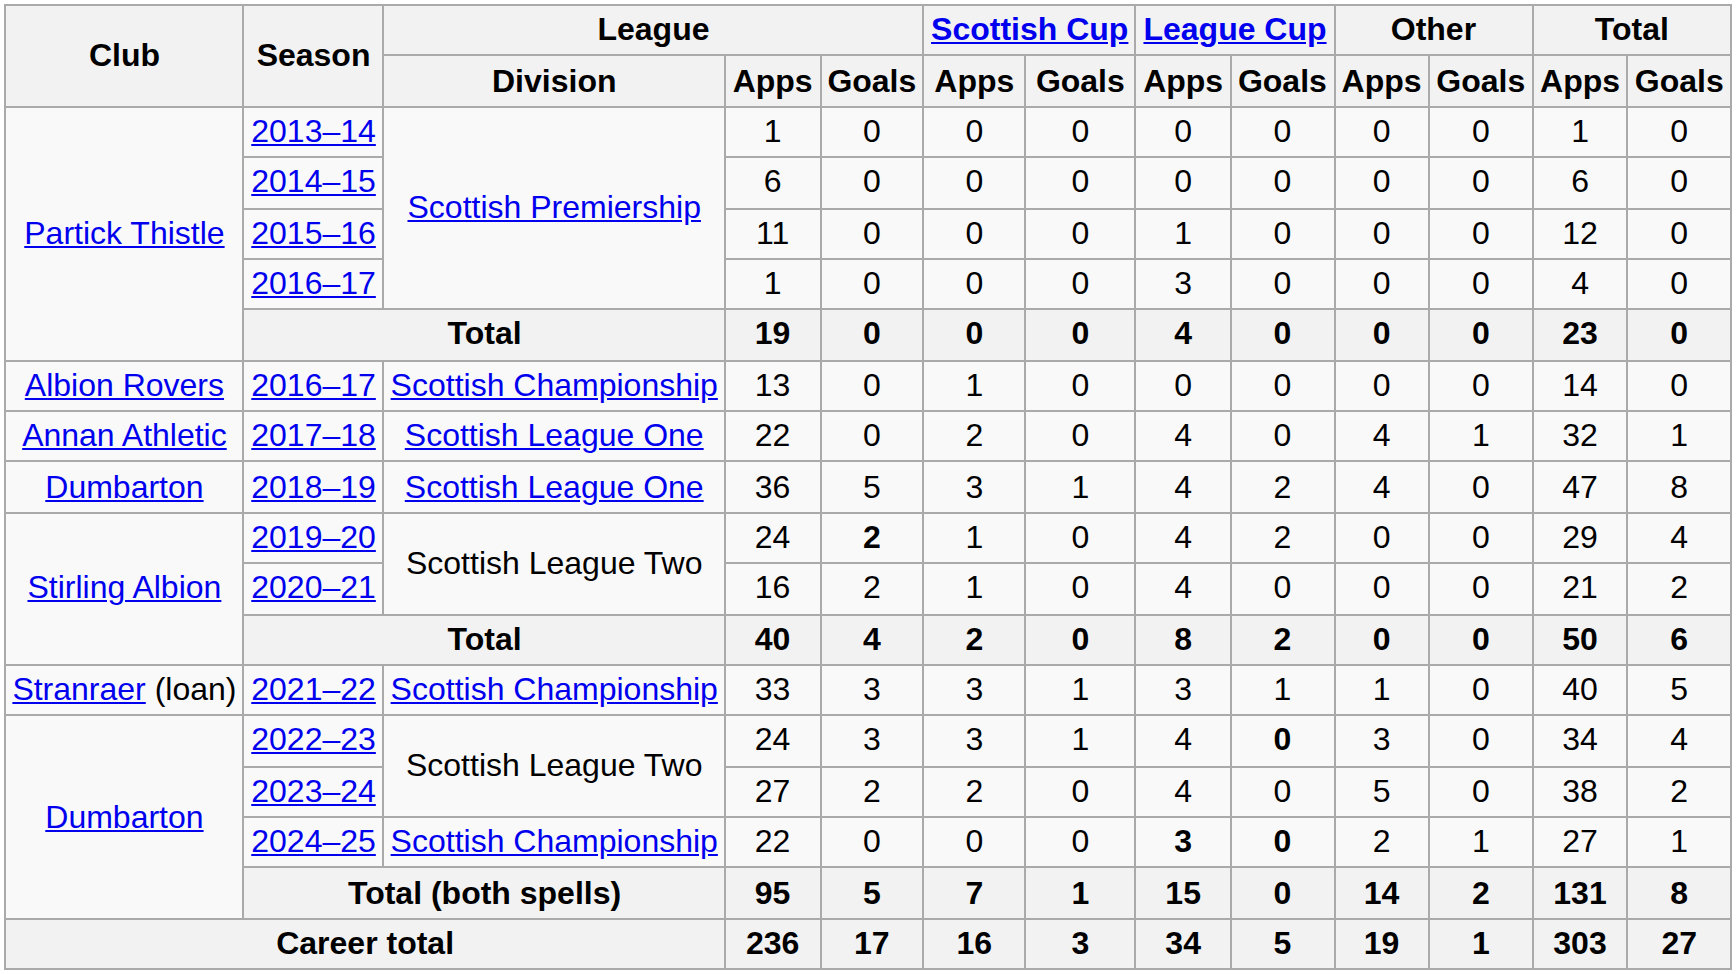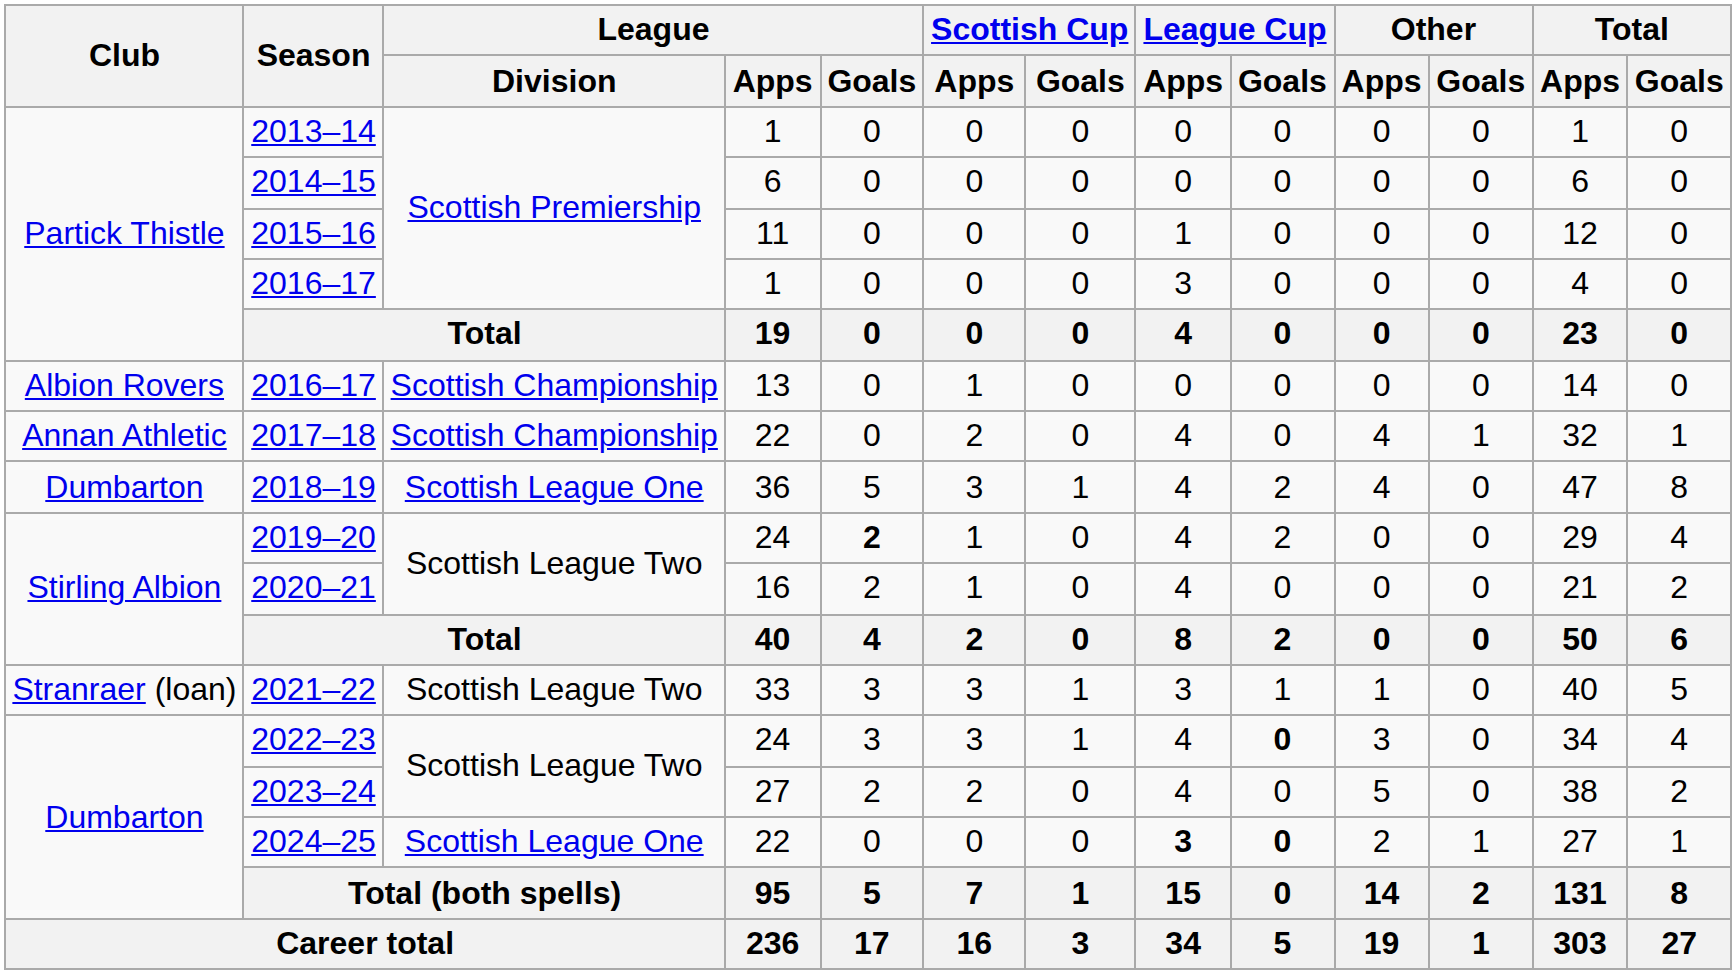(554, 435) Scottish League One -> (554, 435) Scottish Championship
(554, 689) Scottish Championship -> (554, 689) Scottish League Two
(554, 841) Scottish Championship -> (554, 841) Scottish League One
